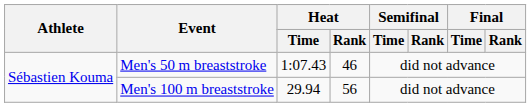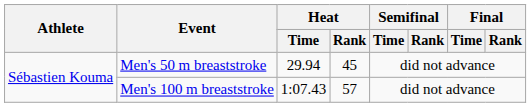(303, 65) 1:07.43 -> (303, 65) 29.94
(350, 65) 46 -> (350, 65) 45
(303, 90) 29.94 -> (303, 90) 1:07.43
(350, 90) 56 -> (350, 90) 57
